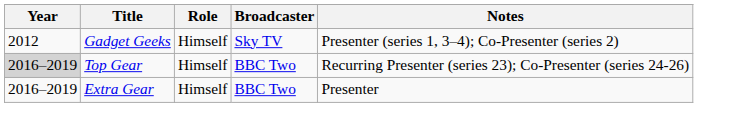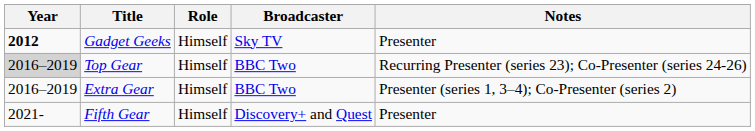(23, 41) normal -> (23, 41) bold
(470, 41) Presenter (series 1, 3–4); Co-Presenter (series 2) -> (408, 41) Presenter
(350, 89) Presenter -> (528, 89) Presenter (series 1, 3–4); Co-Presenter (series 2)
+ row: (117, 114)
